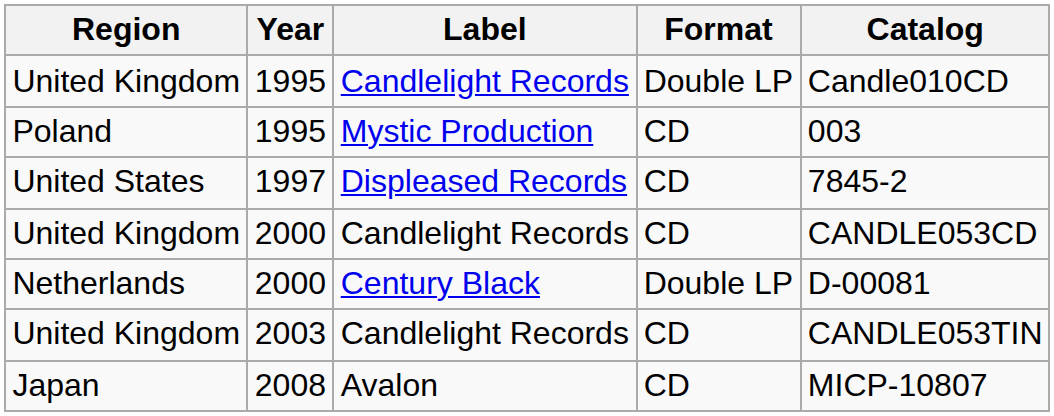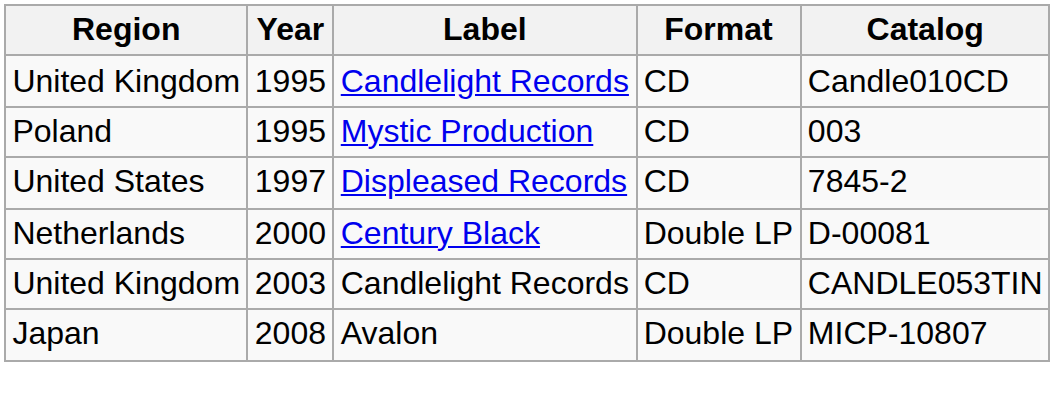(718, 80) Double LP -> (667, 80) CD
- row: (126, 232)
(667, 385) CD -> (718, 334) Double LP
